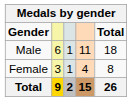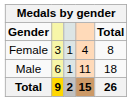rows swapped: (28, 50) <-> (28, 69)
